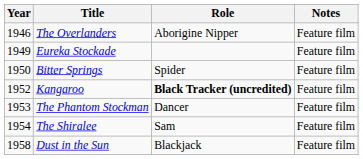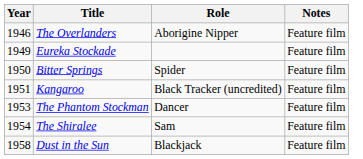(19, 88) 1952 -> (19, 88) 1951
(223, 88) bold -> (218, 88) normal
